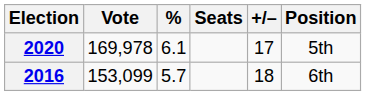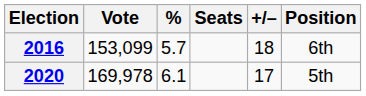rows swapped: (44, 76) <-> (44, 47)
